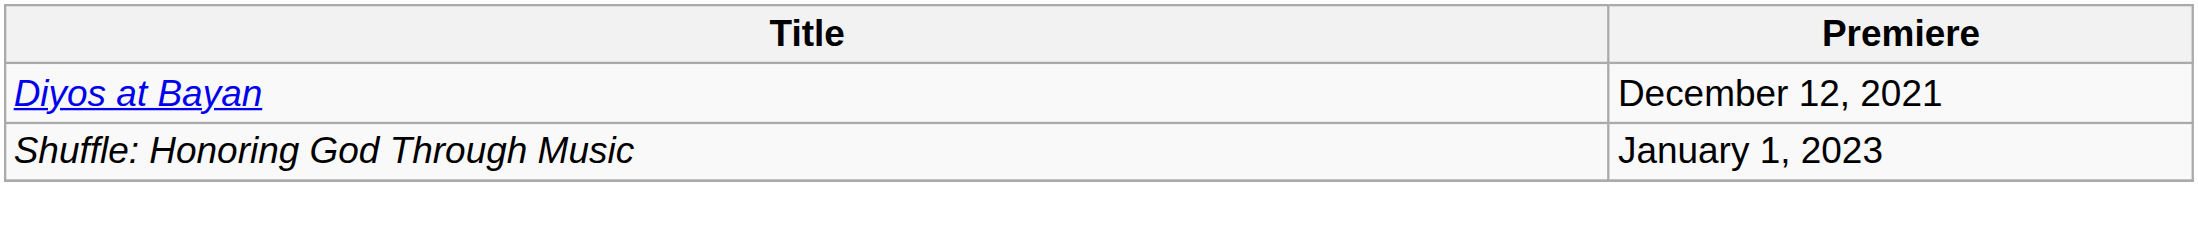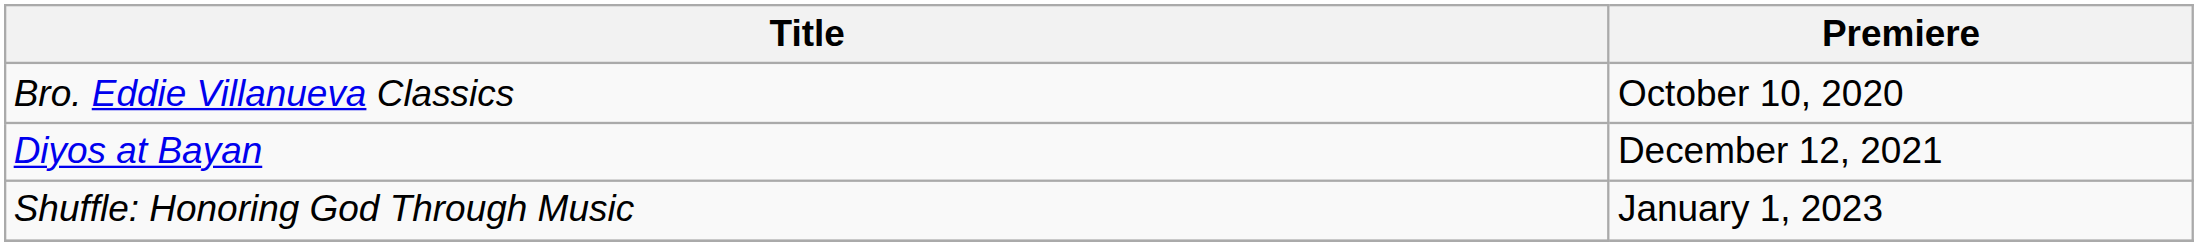+ row: (264, 92)
